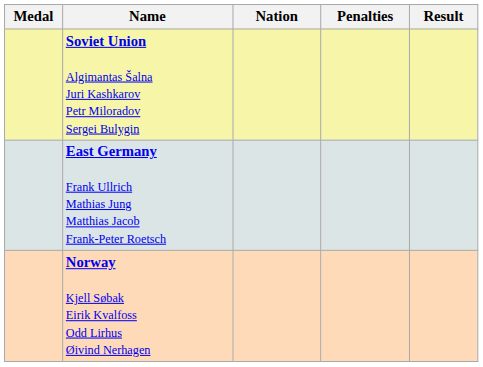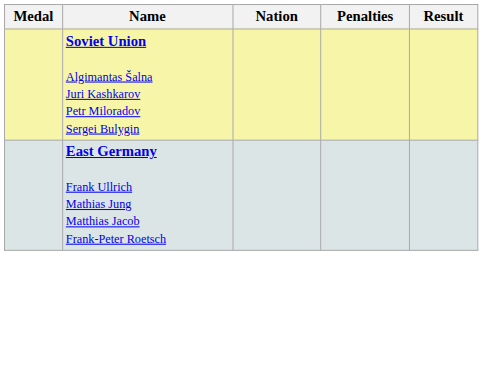- row: (108, 306)
